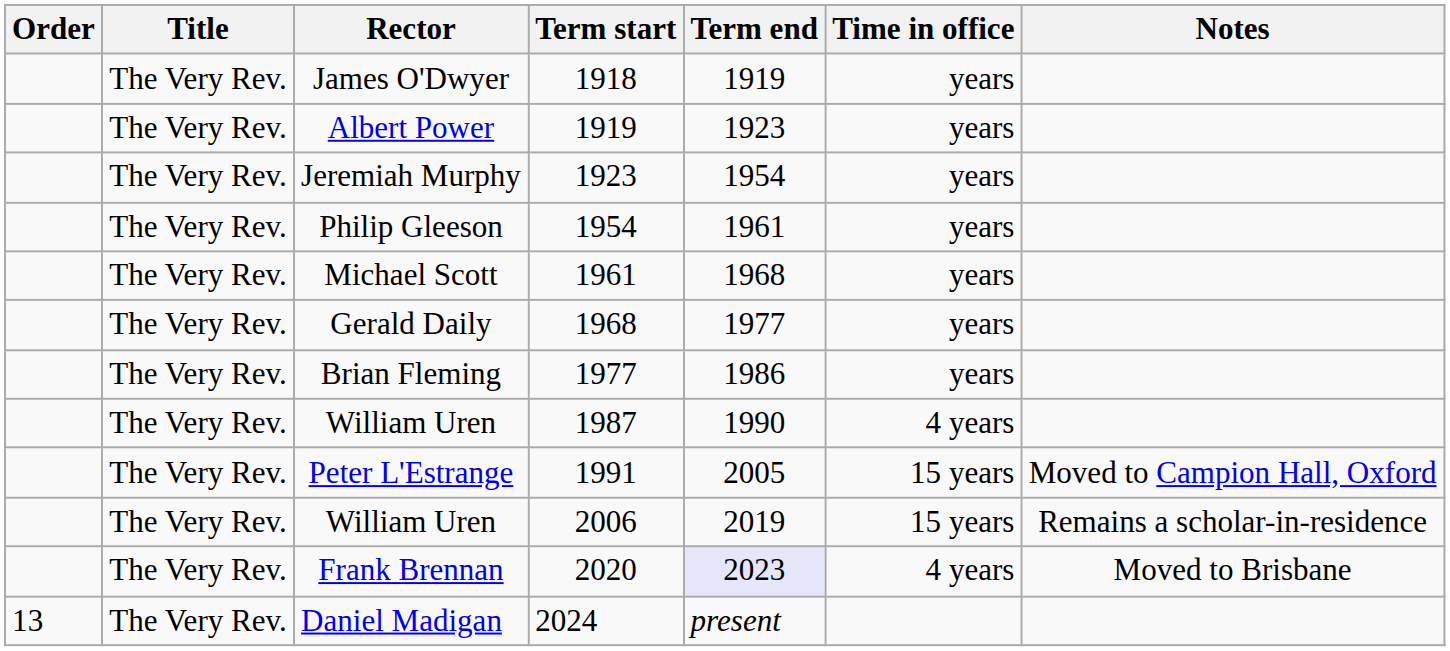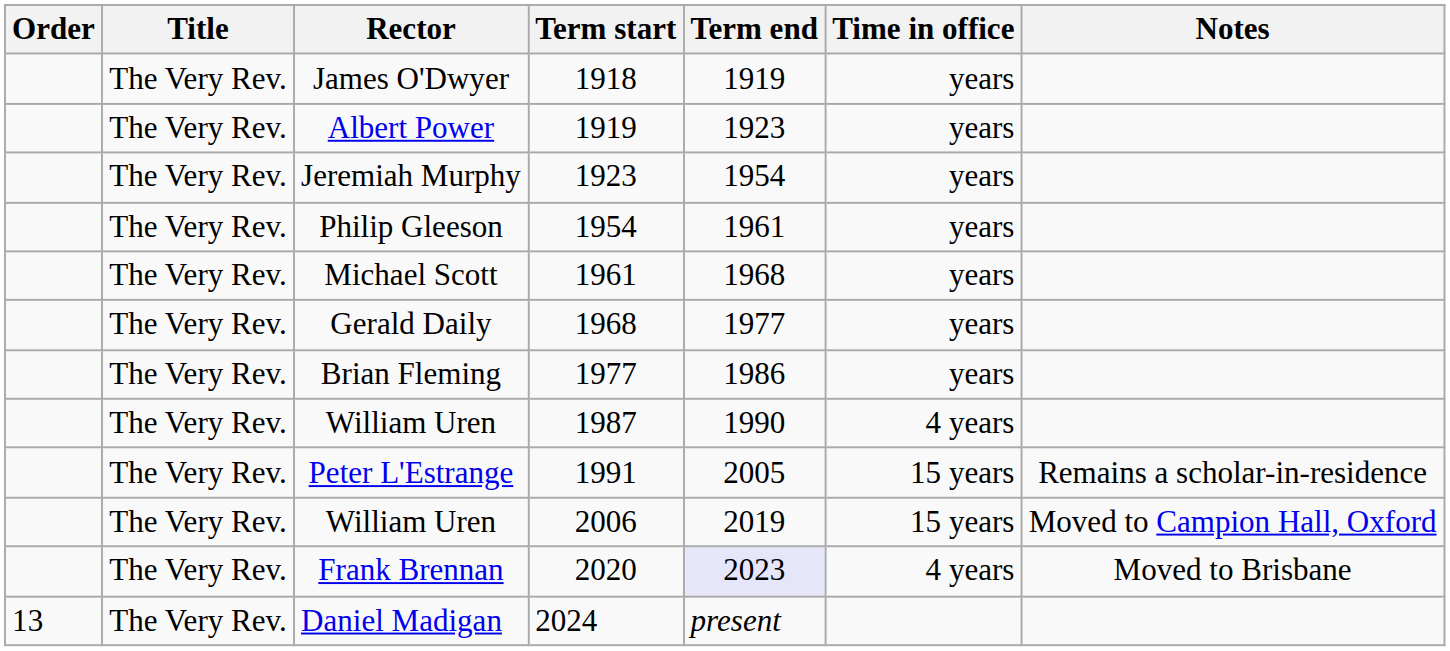(1233, 472) Moved to Campion Hall, Oxford -> (1233, 472) Remains a scholar-in-residence
(1233, 521) Remains a scholar-in-residence -> (1233, 521) Moved to Campion Hall, Oxford
